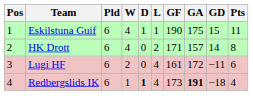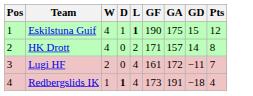- column: (112, 13)
(156, 30) normal -> (136, 30) bold
(236, 30) 11 -> (215, 30) 12
(233, 64) 6 -> (212, 64) 7
(195, 82) bold -> (175, 82) normal
